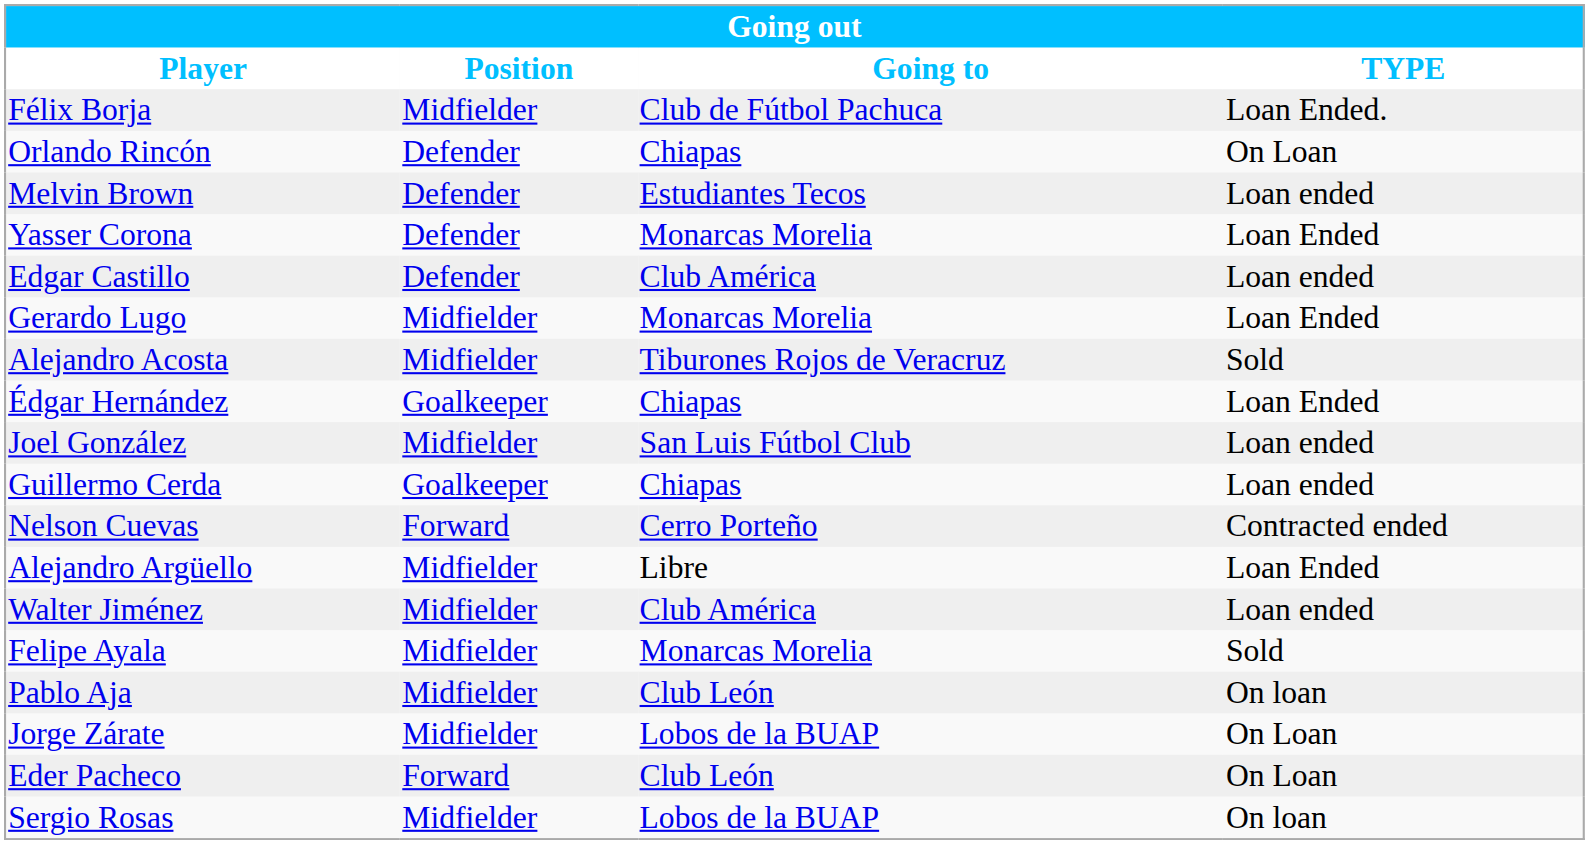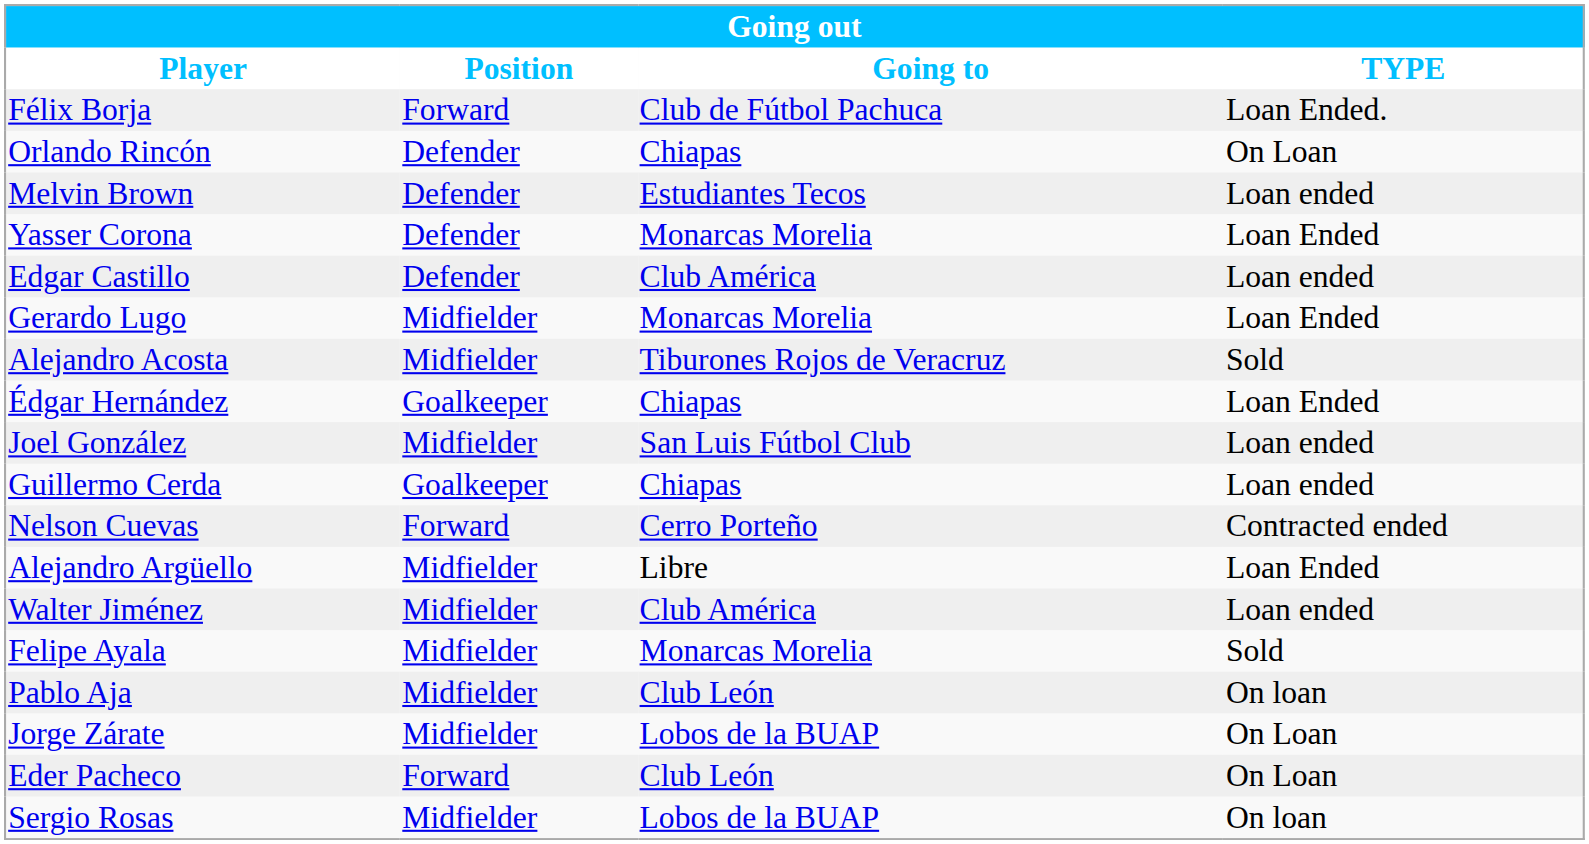(470, 109) Midfielder -> (456, 109) Forward
